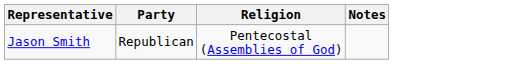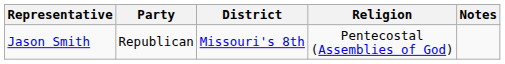+ column: (252, 15)
